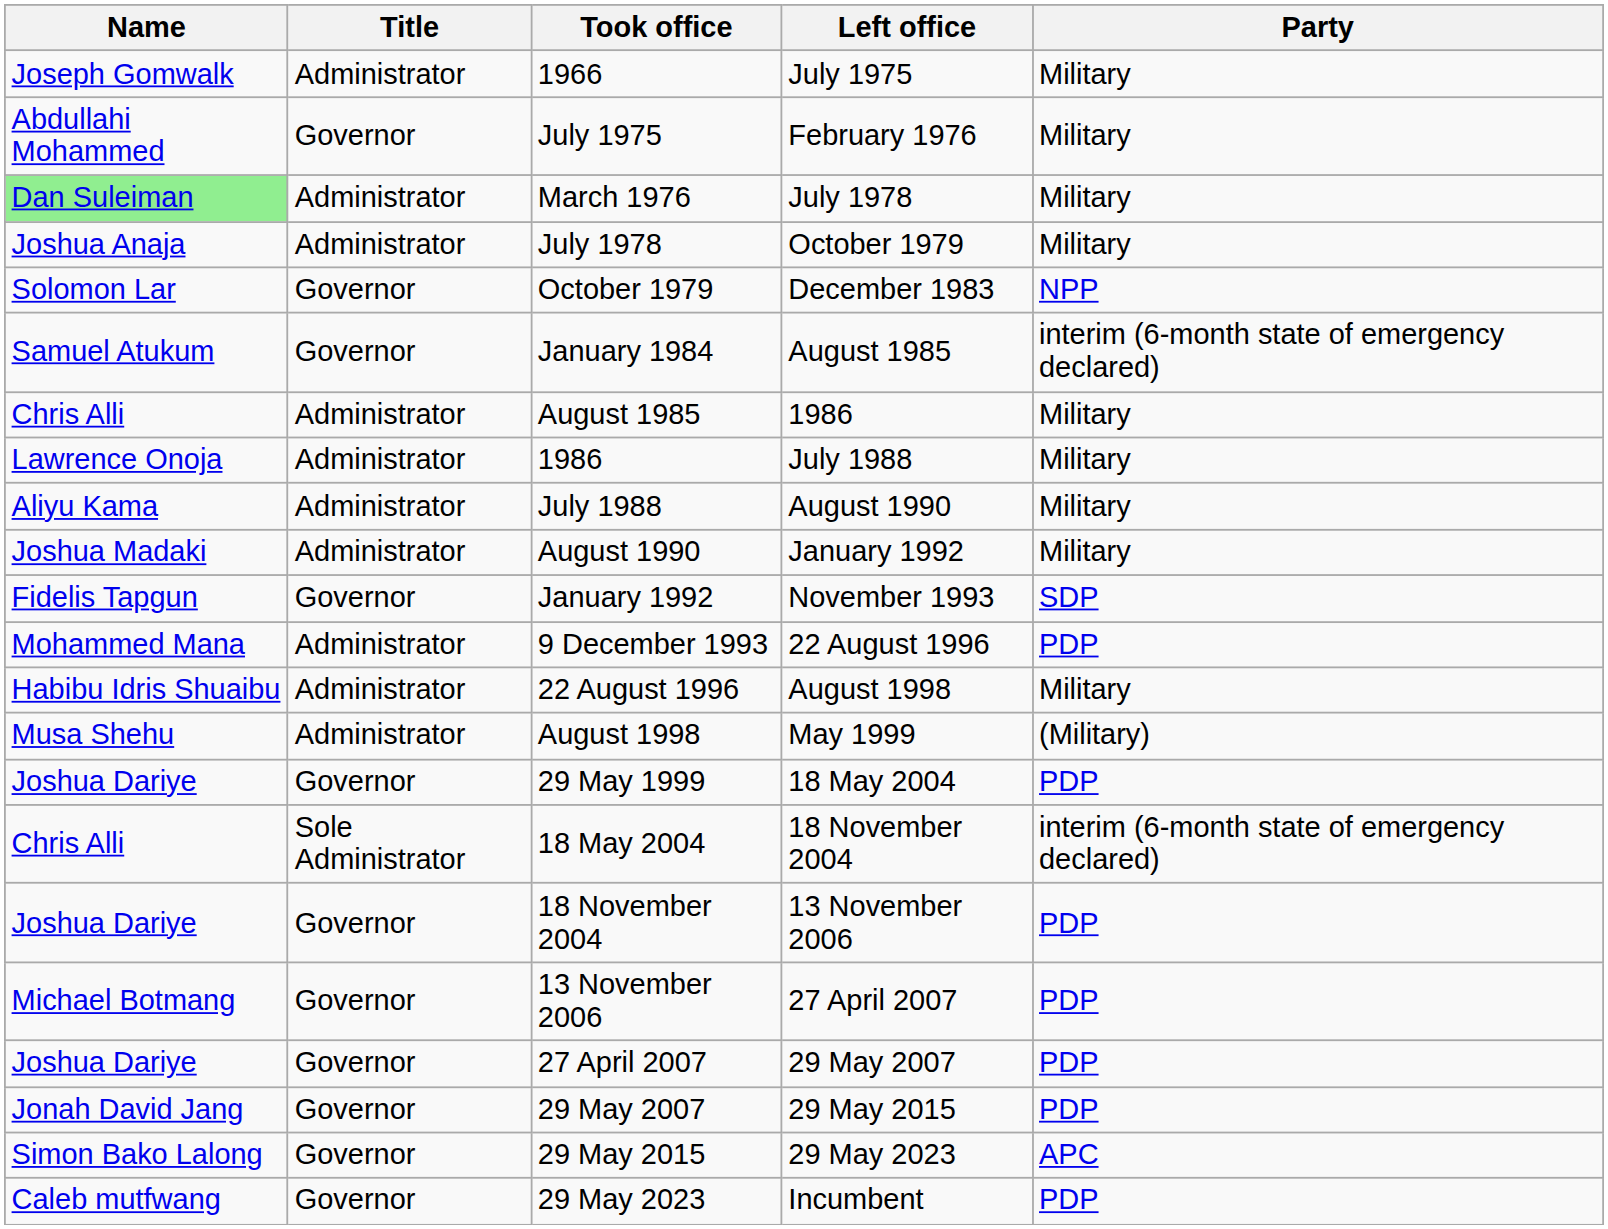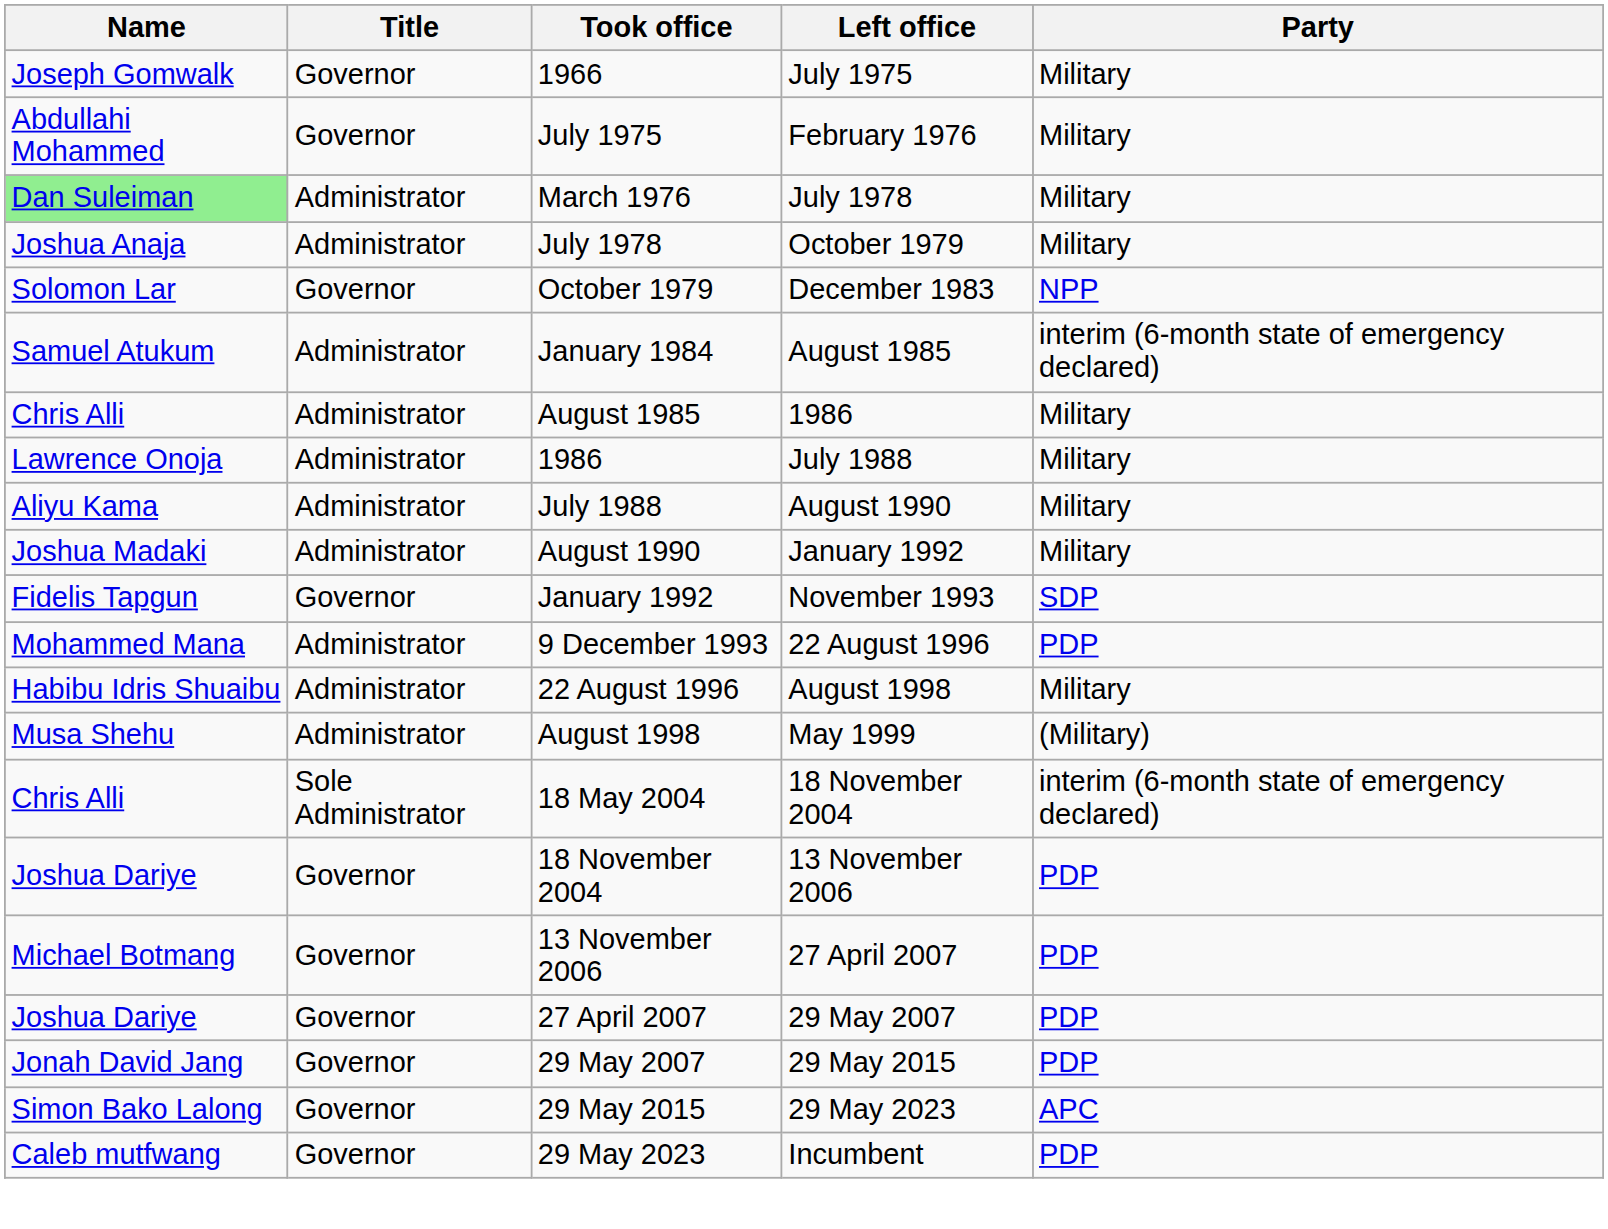(380, 73) Administrator -> (355, 73) Governor
(355, 351) Governor -> (380, 351) Administrator
- row: (622, 781)
